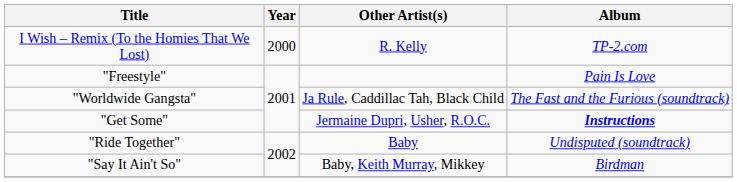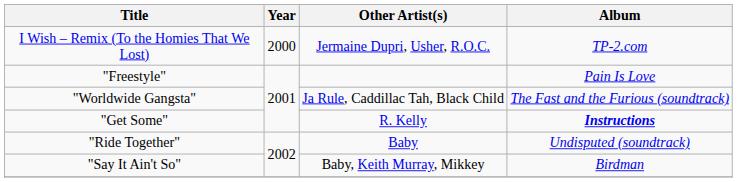(403, 45) R. Kelly -> (403, 45) Jermaine Dupri, Usher, R.O.C.
(403, 120) Jermaine Dupri, Usher, R.O.C. -> (403, 120) R. Kelly
